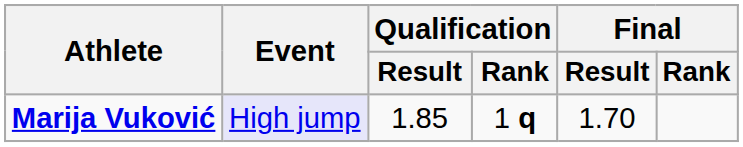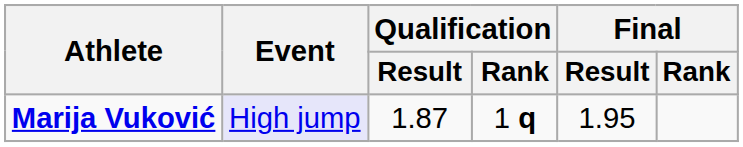(420, 118) 1.85 -> (420, 118) 1.87
(607, 118) 1.70 -> (607, 118) 1.95
